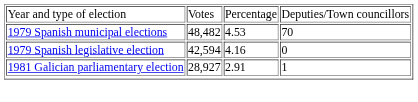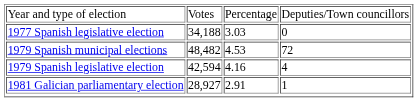+ row: (86, 32)
(287, 32) 70 -> (287, 50) 72
(284, 50) 0 -> (284, 67) 4
